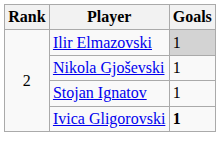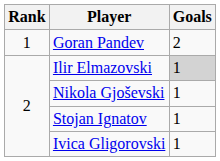+ row: (98, 42)
(177, 118) bold -> (177, 144) normal
